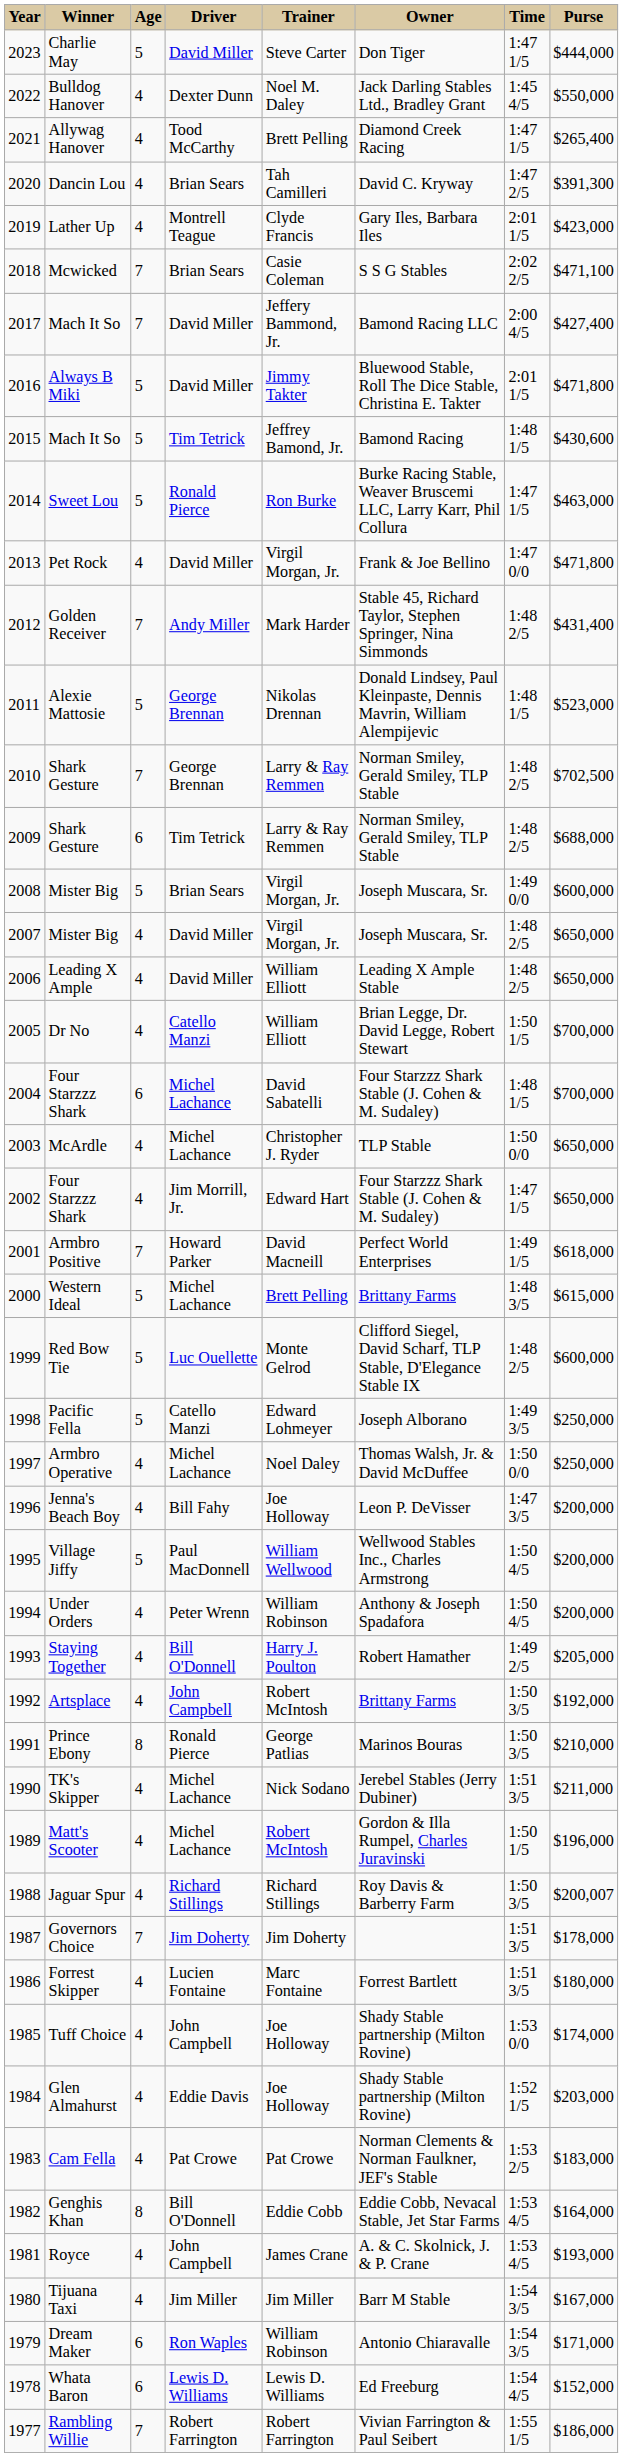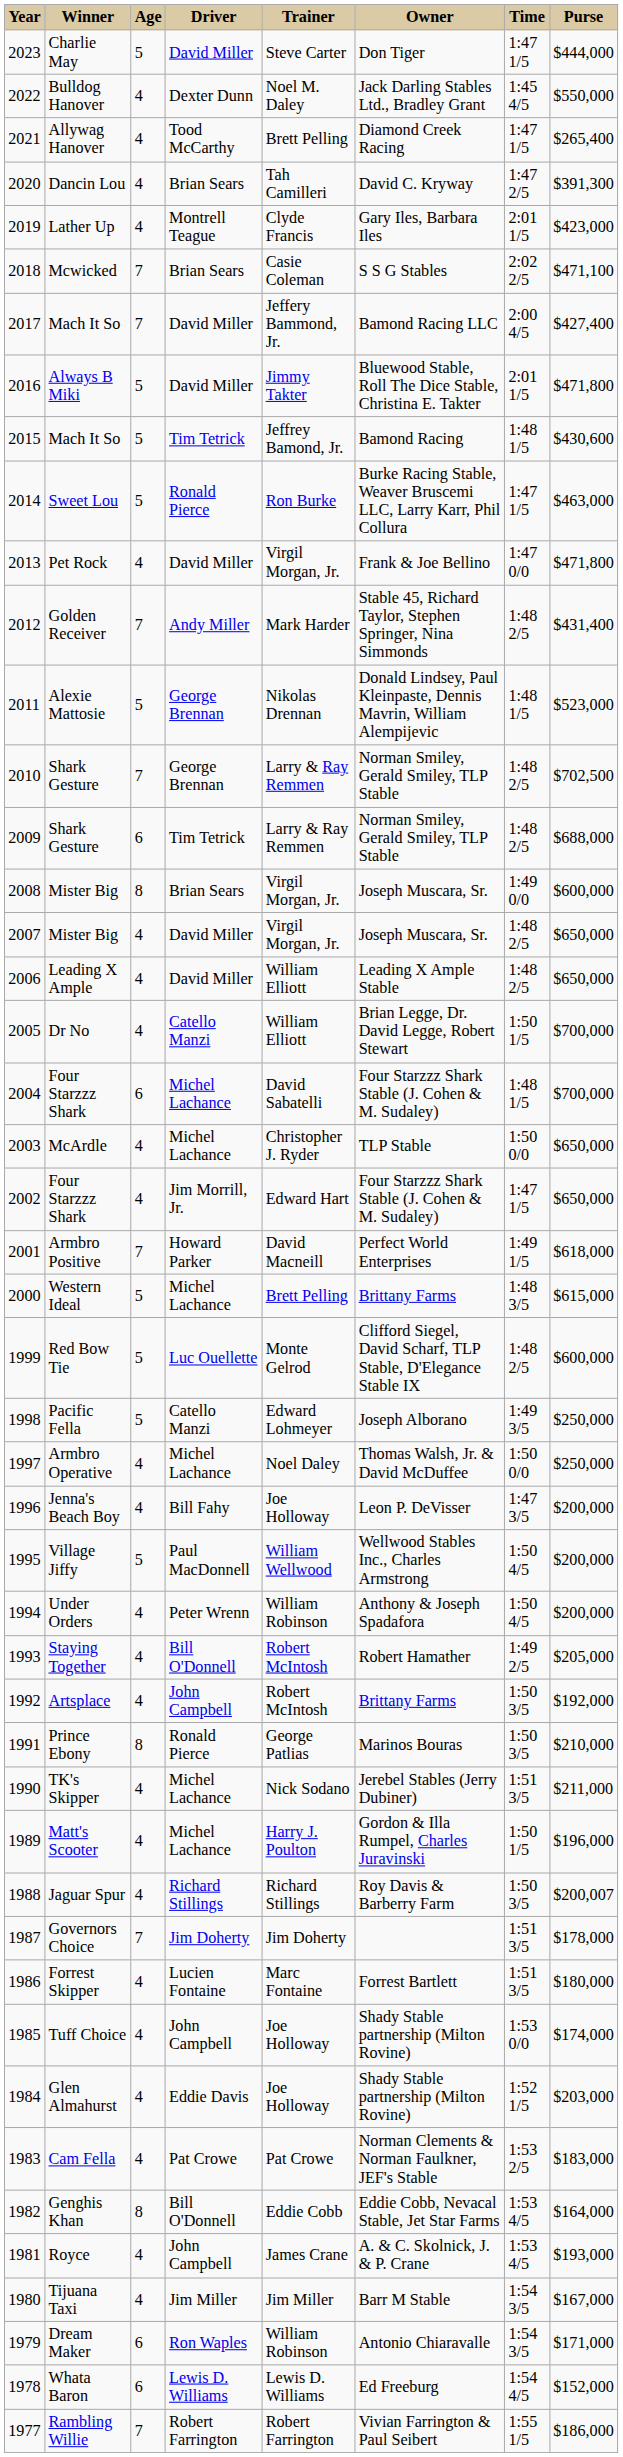(139, 890) 5 -> (139, 890) 8
(292, 1657) Harry J. Poulton -> (297, 1657) Robert McIntosh
(297, 1841) Robert McIntosh -> (292, 1841) Harry J. Poulton
